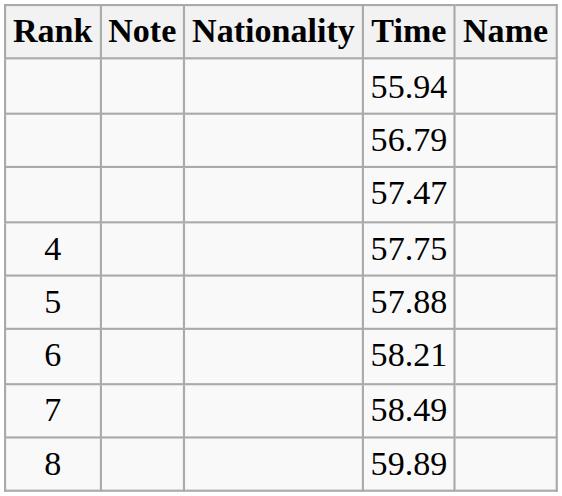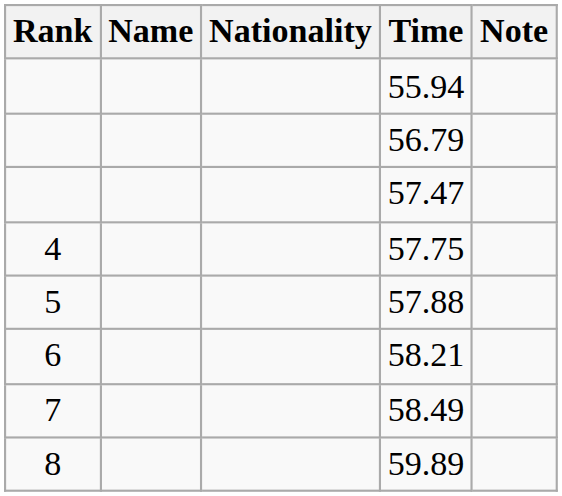columns swapped: (506, 31) <-> (142, 31)
